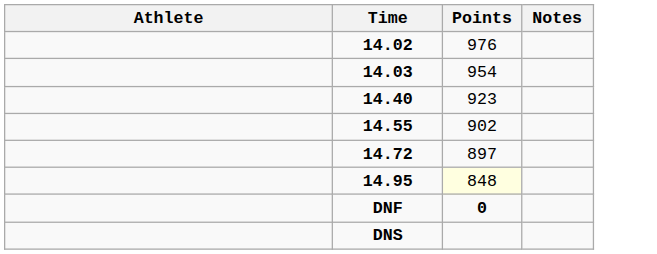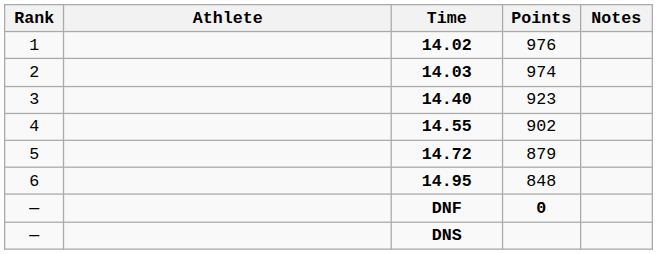+ column: (34, 18)
(482, 72) 954 -> (541, 72) 974
(482, 154) 897 -> (541, 154) 879
(482, 181) lightyellow background -> (541, 181) no background
